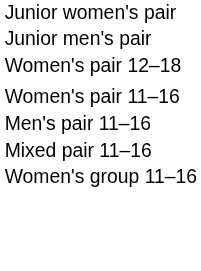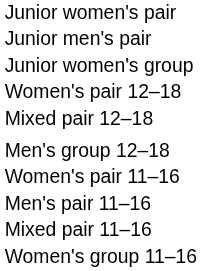+ row: (99, 65)
+ row: (79, 118)
+ row: (87, 150)
